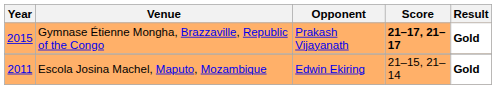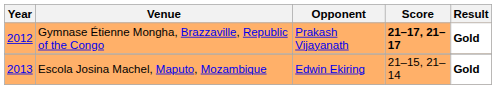(20, 38) 2015 -> (20, 38) 2012
(20, 69) 2011 -> (20, 69) 2013
